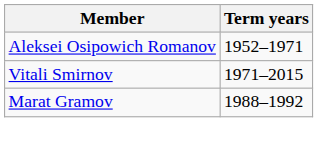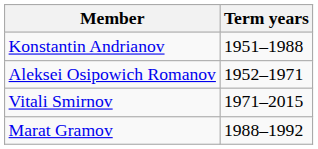+ row: (87, 46)
